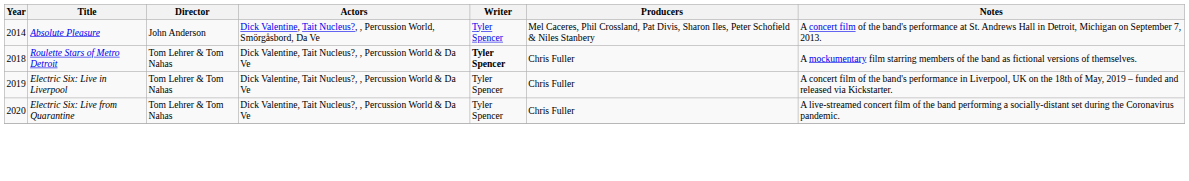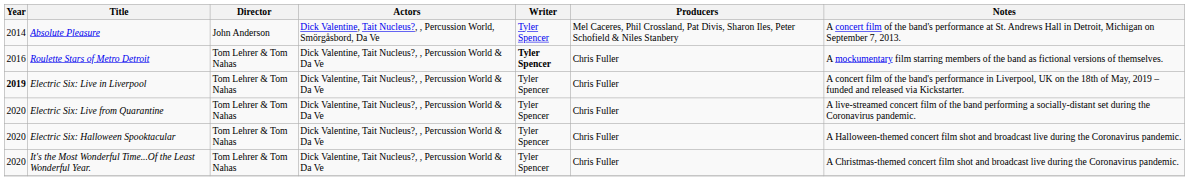(16, 58) 2018 -> (16, 58) 2016
(16, 84) normal -> (16, 84) bold
+ row: (103, 136)
+ row: (112, 162)
